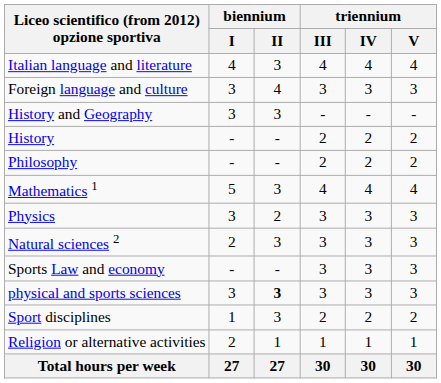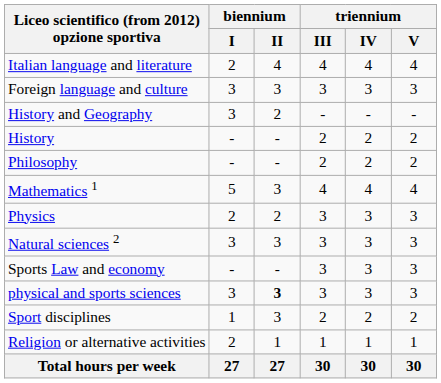(232, 65) 4 -> (232, 65) 2
(277, 65) 3 -> (277, 65) 4
(277, 89) 4 -> (277, 89) 3
(277, 114) 3 -> (277, 114) 2
(232, 215) 3 -> (232, 215) 2
(232, 242) 2 -> (232, 242) 3
